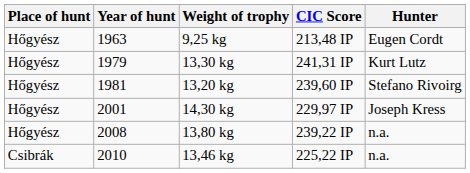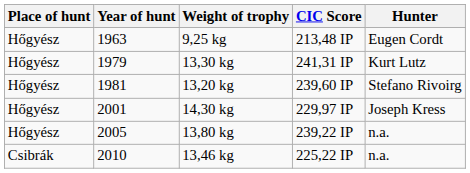(112, 132) 2008 -> (112, 132) 2005
